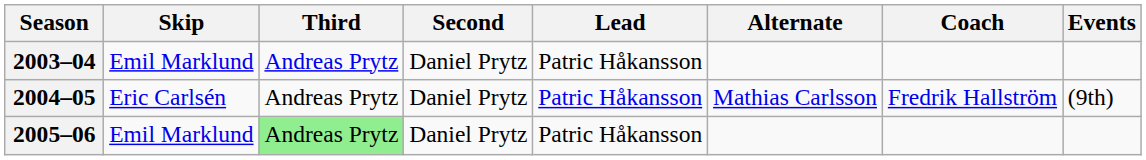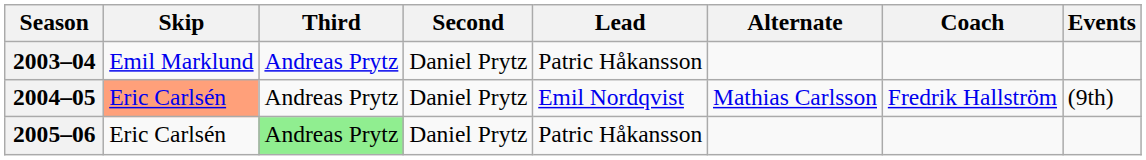(168, 97) no background -> (168, 97) lightsalmon background
(620, 97) Patric Håkansson -> (611, 97) Emil Nordqvist
(181, 135) Emil Marklund -> (168, 135) Eric Carlsén
